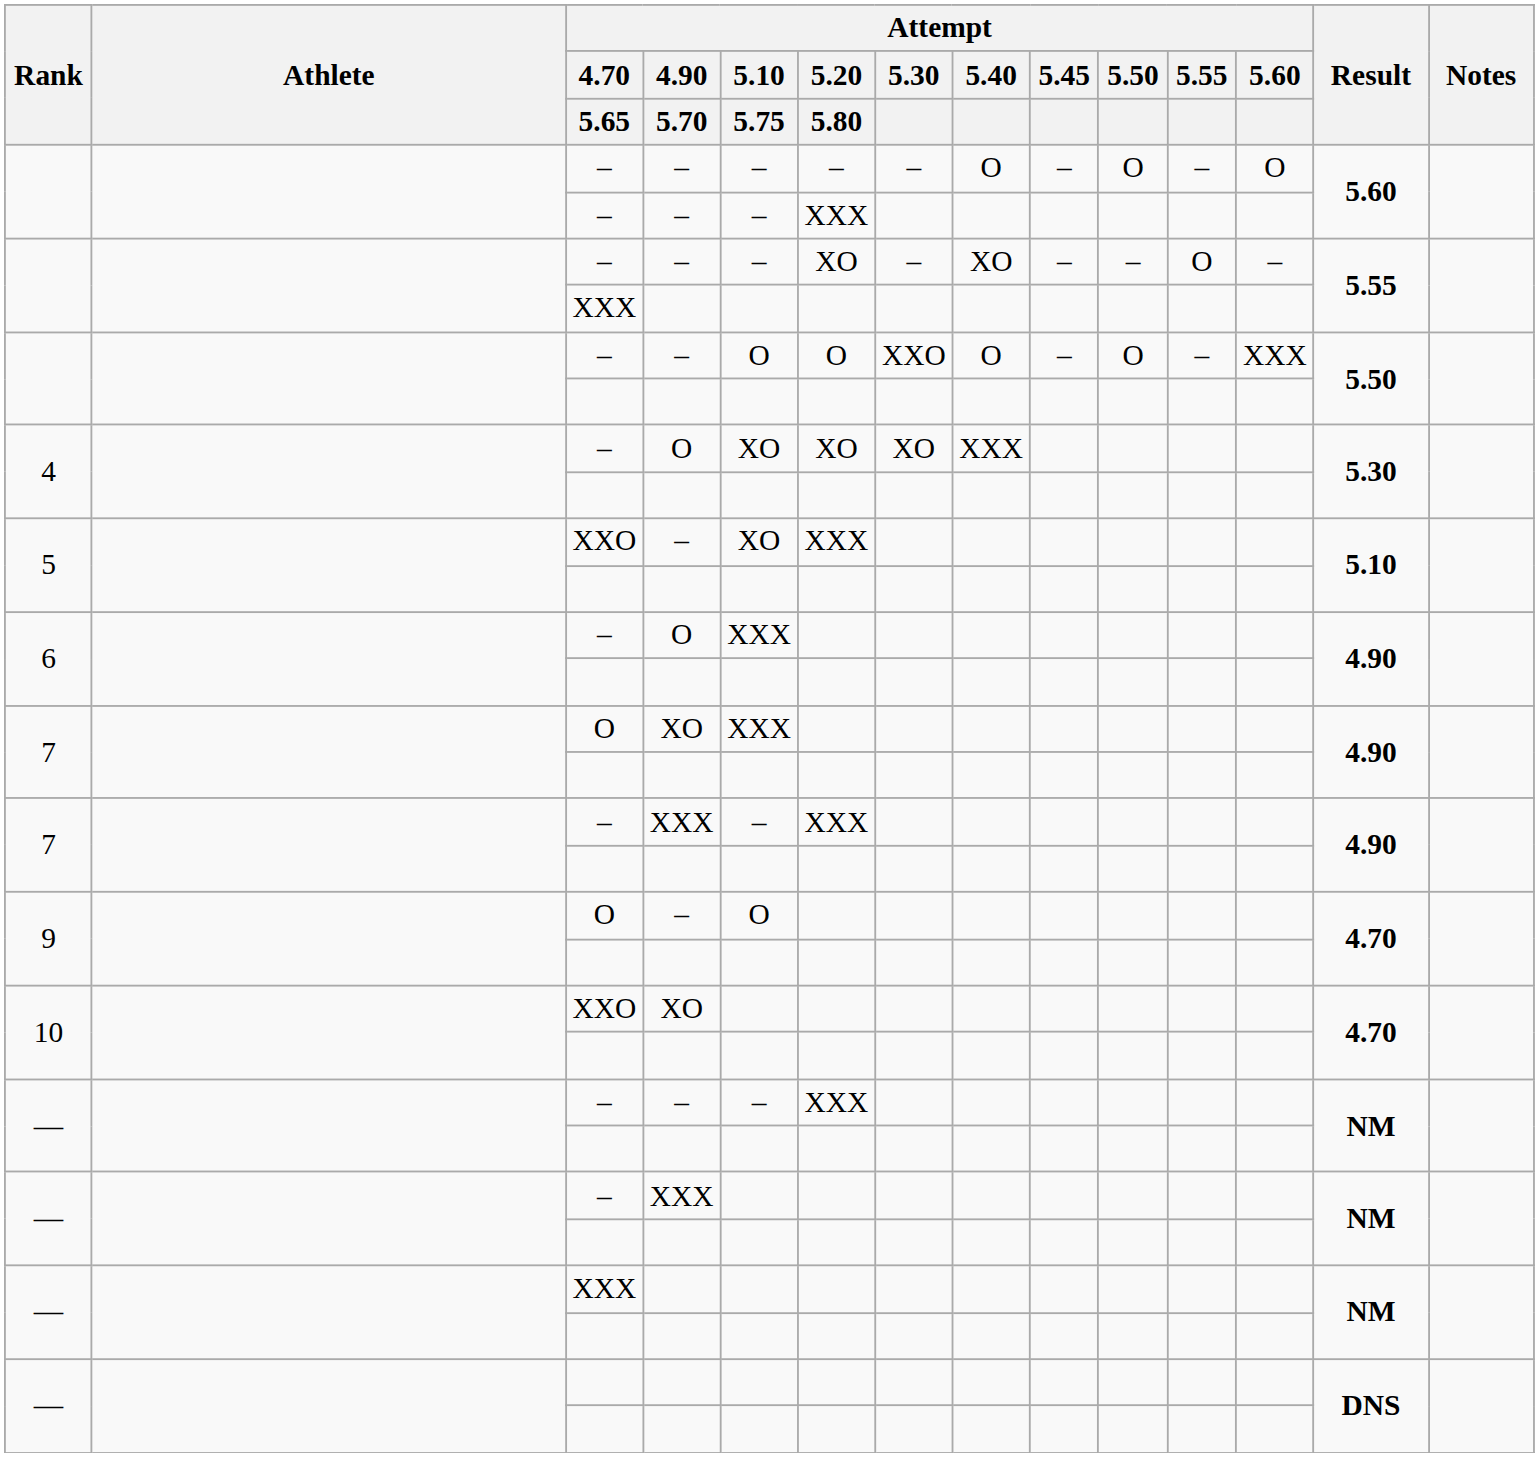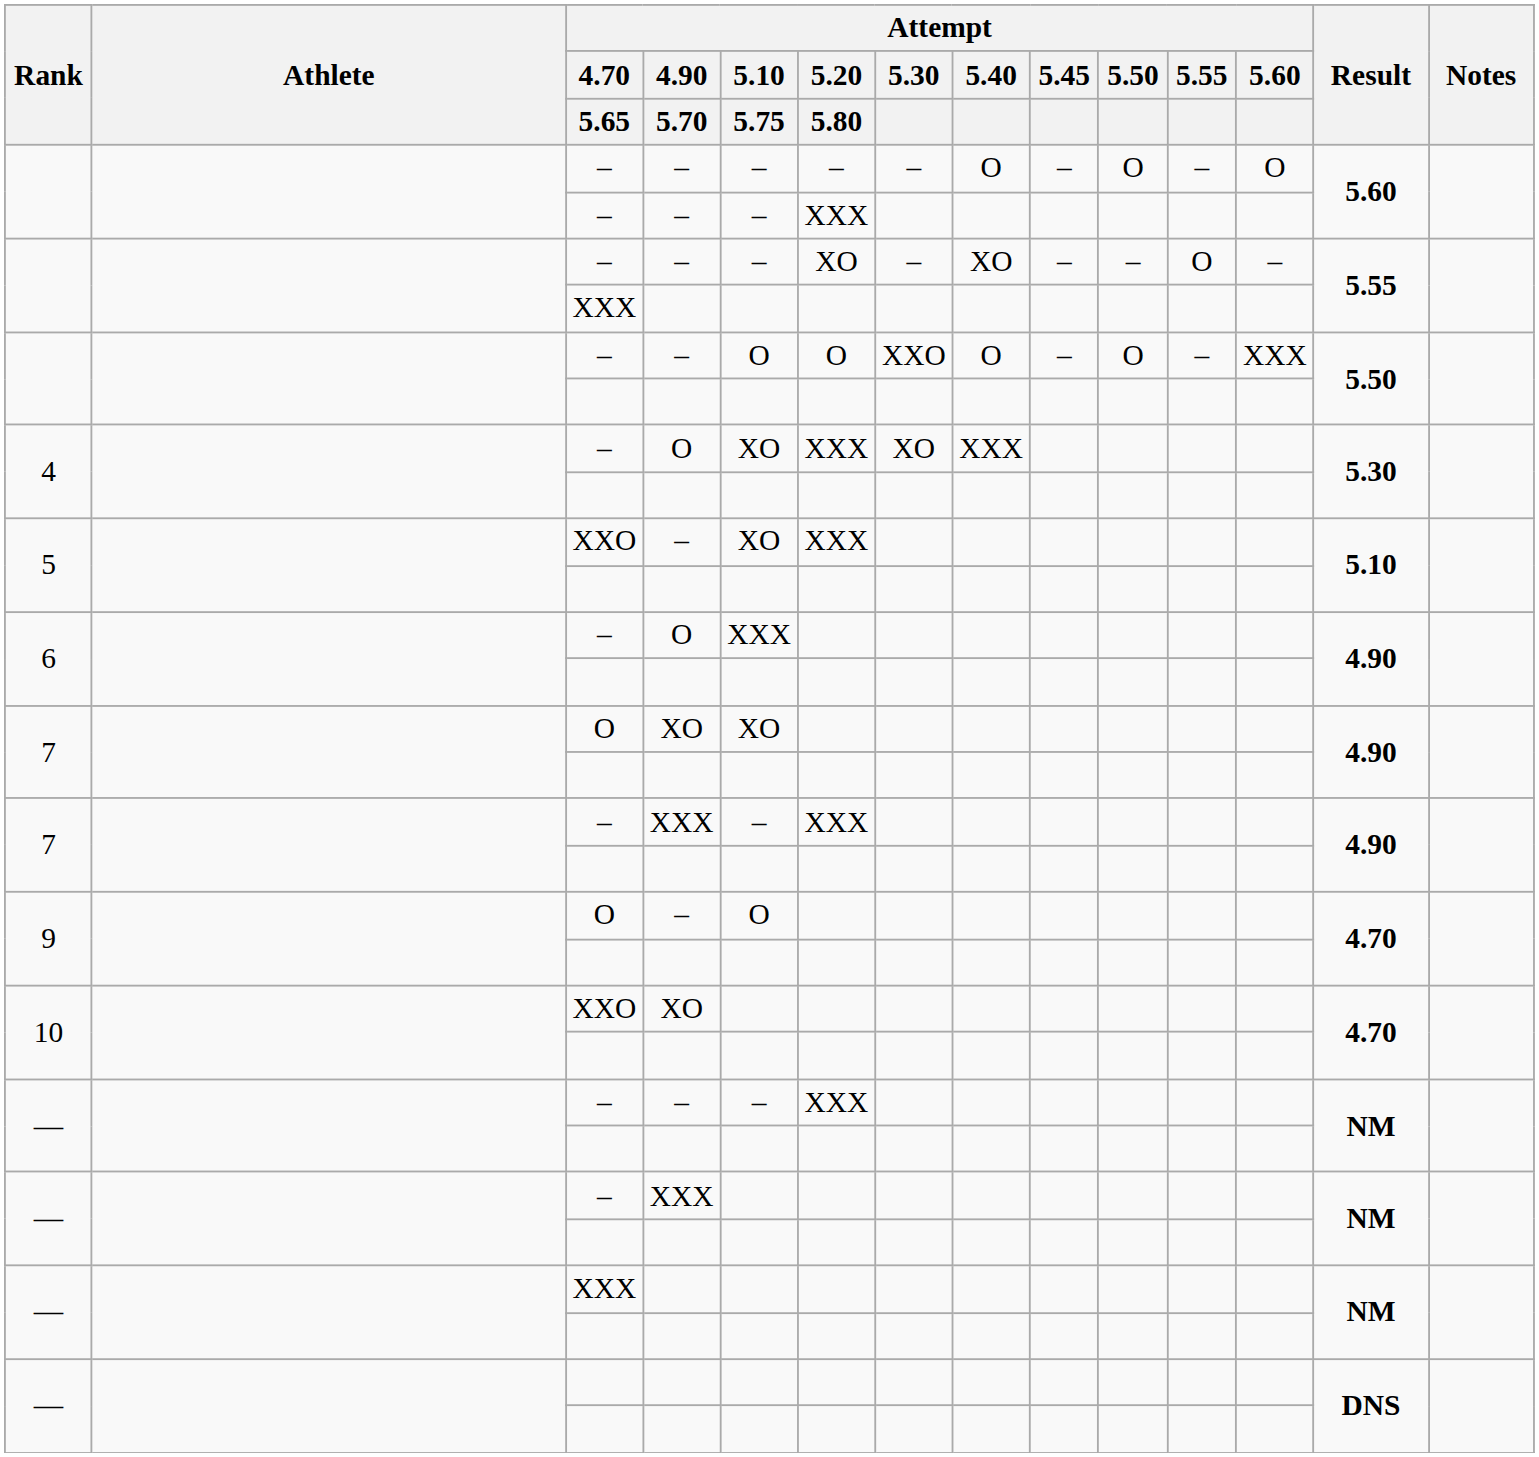(836, 448) XO -> (836, 448) XXX
(759, 728) XXX -> (759, 728) XO
